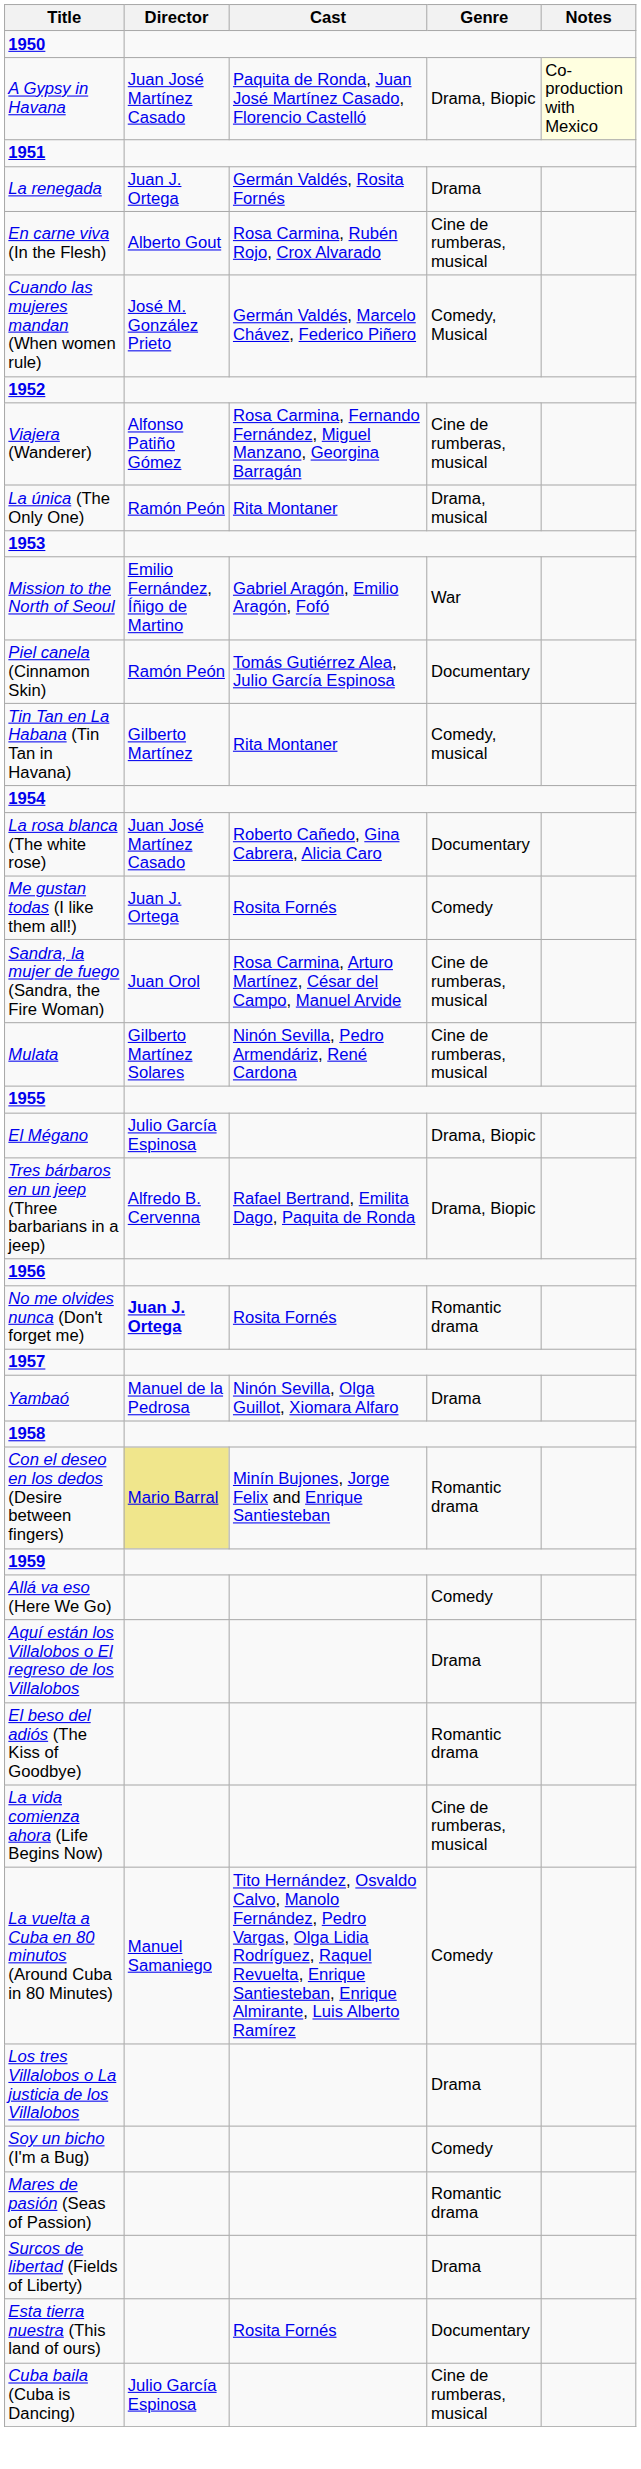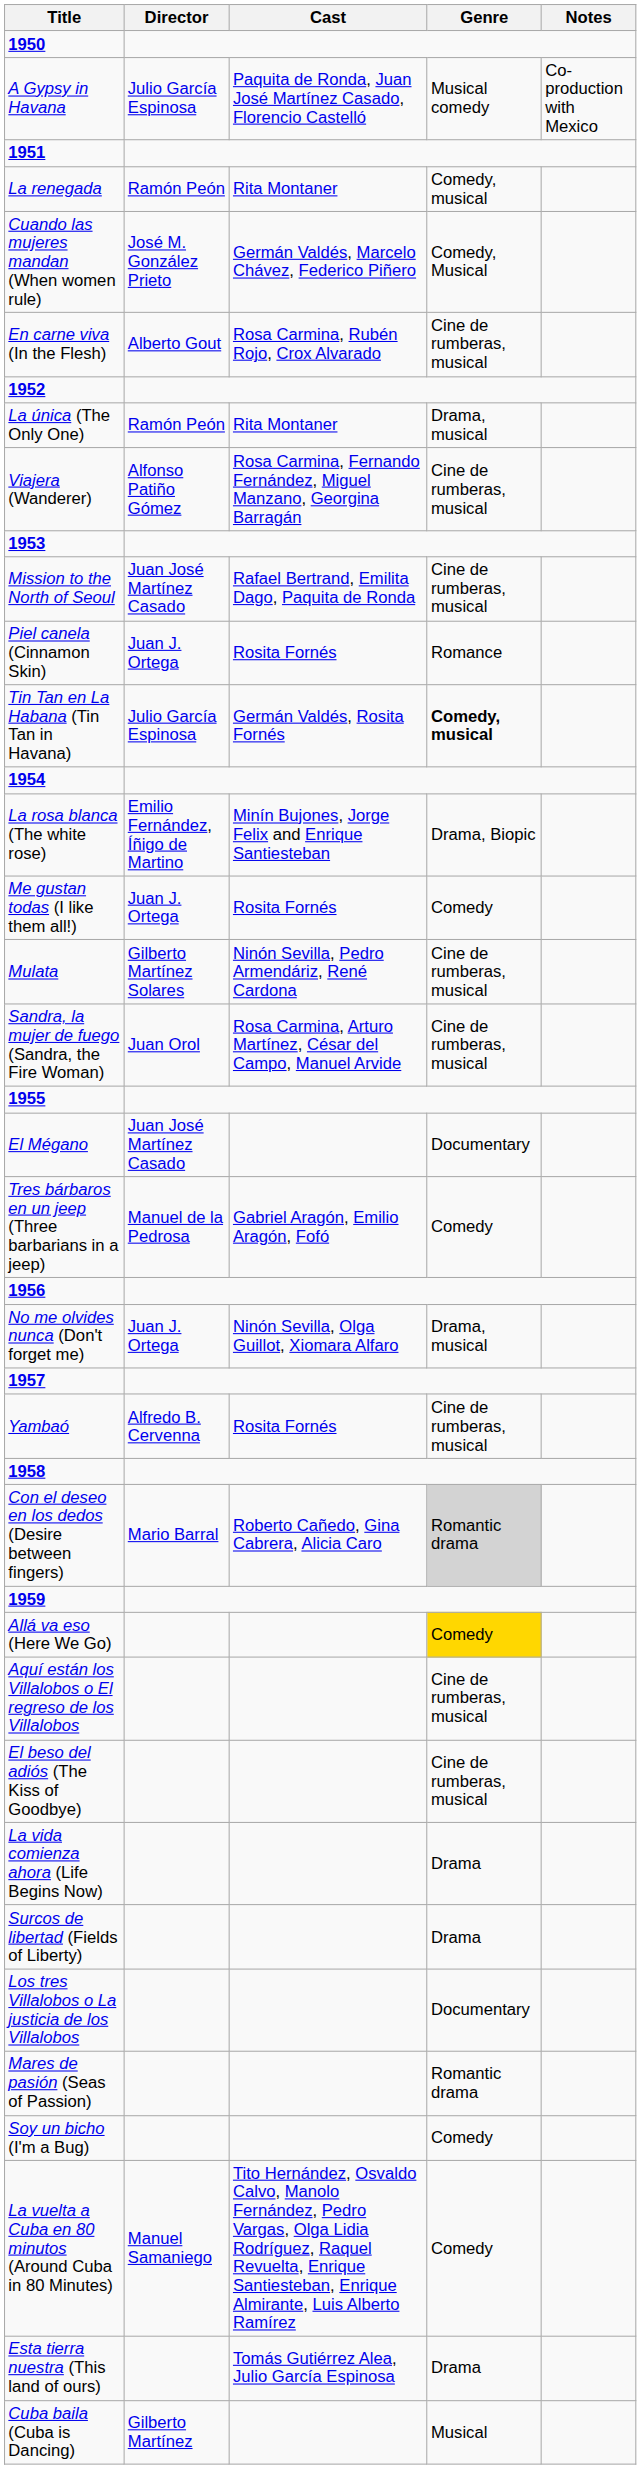(166, 98) Juan José Martínez Casado -> (172, 98) Julio García Espinosa
(483, 98) Drama, Biopic -> (460, 98) Musical comedy
(584, 98) lightyellow background -> (584, 98) no background
(155, 188) Juan J. Ortega -> (176, 188) Ramón Peón
(318, 188) Germán Valdés, Rosita Fornés -> (285, 188) Rita Montaner
(456, 188) Drama -> (464, 188) Comedy, musical
rows swapped: (62, 325) <-> (59, 243)
rows swapped: (59, 507) <-> (50, 444)
(170, 598) Emilio Fernández, Íñigo de Martino -> (166, 588) Juan José Martínez Casado
(316, 598) Gabriel Aragón, Emilio Aragón, Fofó -> (324, 588) Rafael Bertrand, Emilita Dago, Paquita de Ronda
(446, 598) War -> (468, 588) Cine de rumberas, musical
(176, 671) Ramón Peón -> (155, 652) Juan J. Ortega
(315, 671) Tomás Gutiérrez Alea, Julio García Espinosa -> (285, 652) Rosita Fornés
(480, 671) Documentary -> (467, 652) Romance
(160, 744) Gilberto Martínez -> (172, 725) Julio García Espinosa
(285, 744) Rita Montaner -> (318, 725) Germán Valdés, Rosita Fornés
(464, 744) normal -> (465, 725) bold
(166, 844) Juan José Martínez Casado -> (170, 834) Emilio Fernández, Íñigo de Martino
(316, 844) Roberto Cañedo, Gina Cabrera, Alicia Caro -> (311, 834) Minín Bujones, Jorge Felix and Enrique Santiesteban
(480, 844) Documentary -> (483, 834) Drama, Biopic
rows swapped: (64, 981) <-> (33, 1054)
(172, 1135) Julio García Espinosa -> (166, 1144) Juan José Martínez Casado
(483, 1135) Drama, Biopic -> (480, 1144) Documentary
(164, 1208) Alfredo B. Cervenna -> (175, 1227) Manuel de la Pedrosa
(324, 1208) Rafael Bertrand, Emilita Dago, Paquita de Ronda -> (316, 1227) Gabriel Aragón, Emilio Aragón, Fofó
(483, 1208) Drama, Biopic -> (462, 1227) Comedy
(156, 1317) bold -> (155, 1336) normal
(285, 1317) Rosita Fornés -> (316, 1336) Ninón Sevilla, Olga Guillot, Xiomara Alfaro
(466, 1317) Romantic drama -> (459, 1336) Drama, musical
(175, 1398) Manuel de la Pedrosa -> (164, 1426) Alfredo B. Cervenna
(316, 1398) Ninón Sevilla, Olga Guillot, Xiomara Alfaro -> (285, 1426) Rosita Fornés
(456, 1398) Drama -> (468, 1426) Cine de rumberas, musical
(173, 1497) khaki background -> (173, 1535) no background
(311, 1497) Minín Bujones, Jorge Felix and Enrique Santiesteban -> (316, 1535) Roberto Cañedo, Gina Cabrera, Alicia Caro
(466, 1497) no background -> (466, 1535) lightgrey background
(462, 1597) no background -> (462, 1634) gold background
(456, 1661) Drama -> (468, 1698) Cine de rumberas, musical
(466, 1743) Romantic drama -> (468, 1781) Cine de rumberas, musical
(468, 1826) Cine de rumberas, musical -> (456, 1863) Drama
rows swapped: (61, 1955) <-> (63, 2267)
(456, 2084) Drama -> (480, 2010) Documentary
rows swapped: (57, 2203) <-> (56, 2148)
(285, 2330) Rosita Fornés -> (315, 2368) Tomás Gutiérrez Alea, Julio García Espinosa
(480, 2330) Documentary -> (456, 2368) Drama
(172, 2394) Julio García Espinosa -> (160, 2432) Gilberto Martínez
(468, 2394) Cine de rumberas, musical -> (459, 2432) Musical
